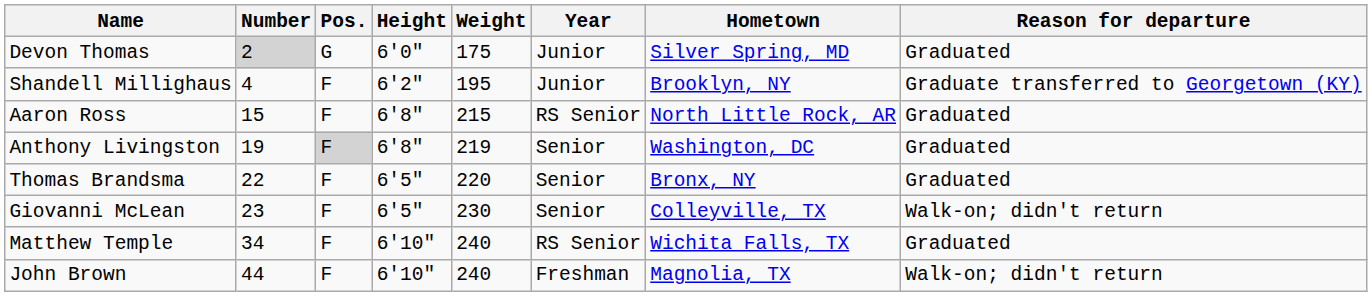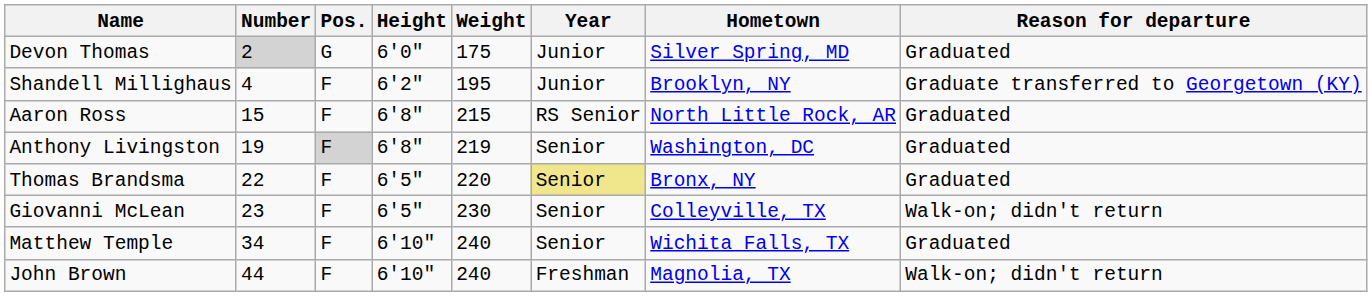(571, 180) no background -> (571, 180) khaki background
(588, 243) RS Senior -> (571, 243) Senior
